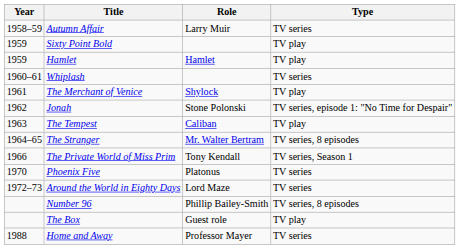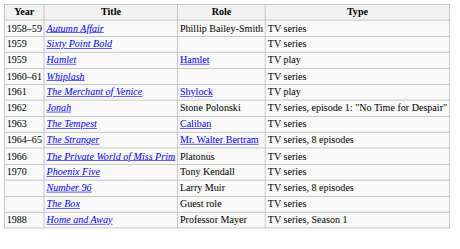(208, 28) Larry Muir -> (222, 28) Phillip Bailey-Smith
(290, 44) TV play -> (287, 44) TV series
(290, 124) TV play -> (287, 124) TV series
(213, 156) Tony Kendall -> (197, 156) Platonus
(313, 156) TV series, Season 1 -> (287, 156) TV series
(202, 172) Platonus -> (207, 172) Tony Kendall
- row: (114, 188)
(227, 204) Phillip Bailey-Smith -> (202, 188) Larry Muir
(290, 220) TV play -> (287, 204) TV series
(292, 236) TV series -> (308, 220) TV series, Season 1
